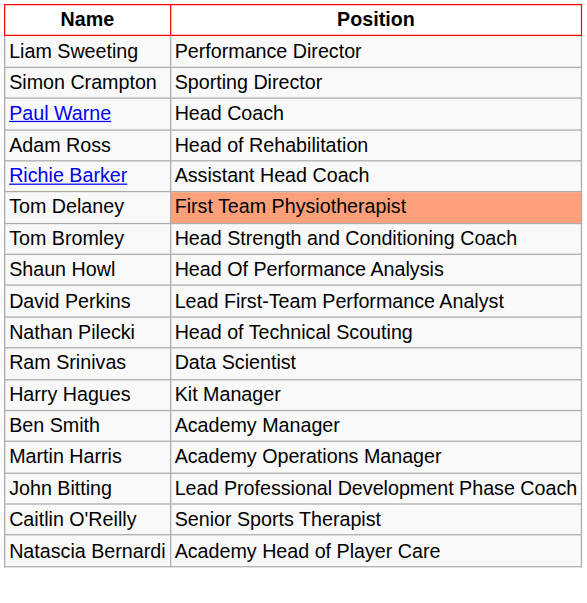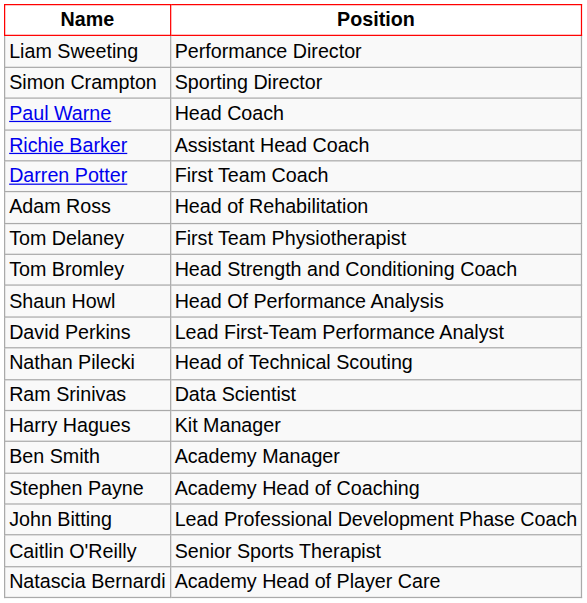rows swapped: (68, 176) <-> (60, 144)
+ row: (68, 176)
(290, 207) lightsalmon background -> (290, 238) no background
- row: (65, 457)
+ row: (76, 488)
